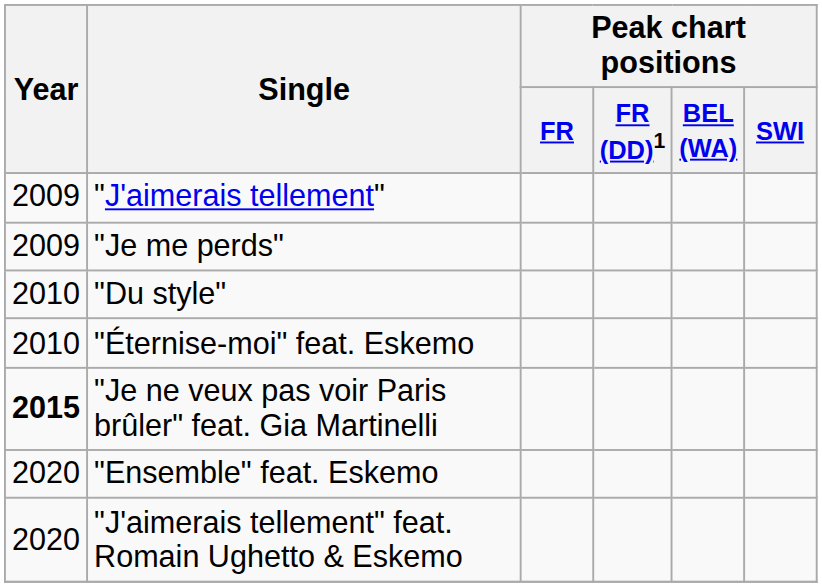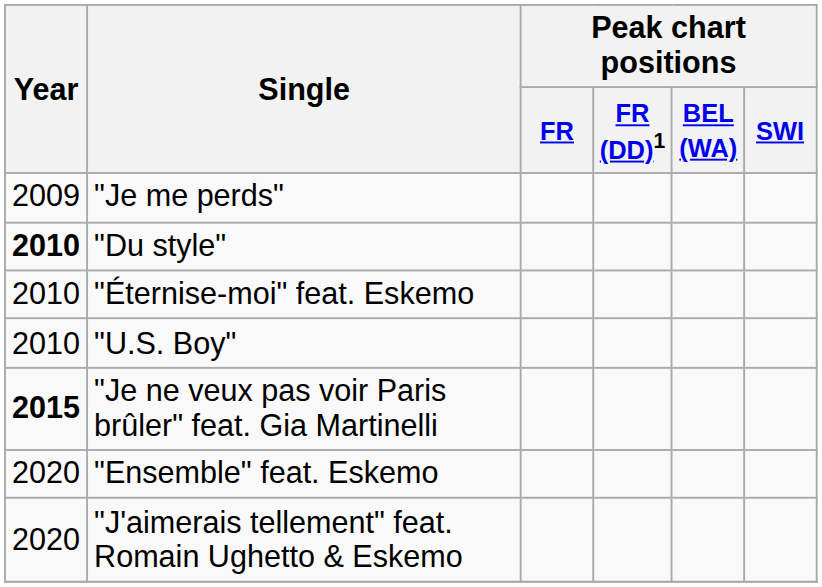- row: (239, 197)
(46, 294) normal -> (46, 245) bold
+ row: (165, 342)
